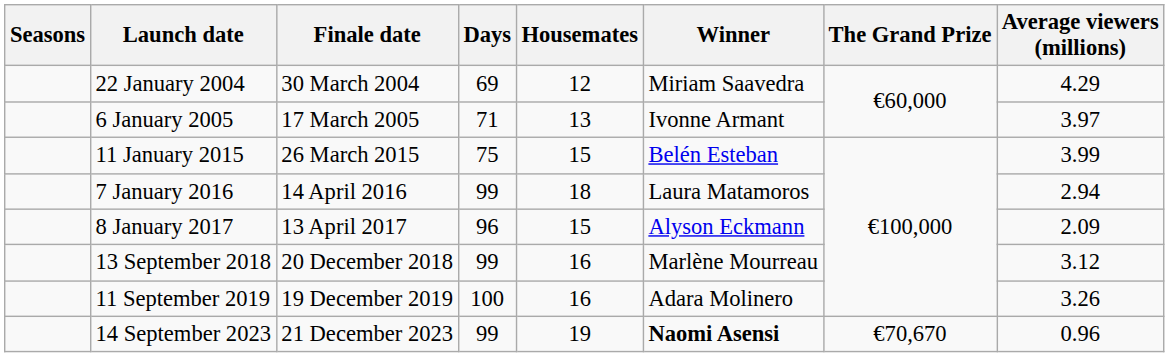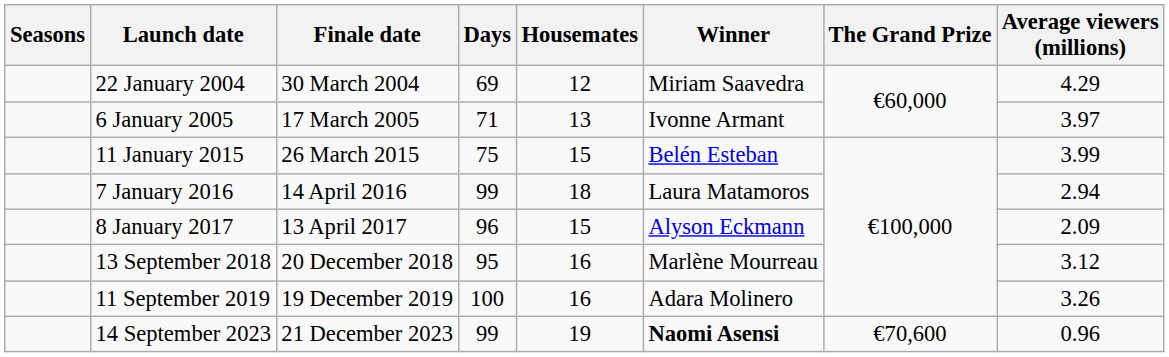(487, 262) 99 -> (487, 262) 95
(910, 333) €70,670 -> (910, 333) €70,600
